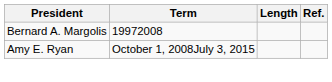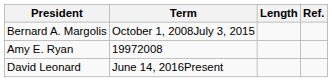(137, 31) 19972008 -> (183, 31) October 1, 2008July 3, 2015
(183, 49) October 1, 2008July 3, 2015 -> (137, 49) 19972008
+ row: (44, 67)
